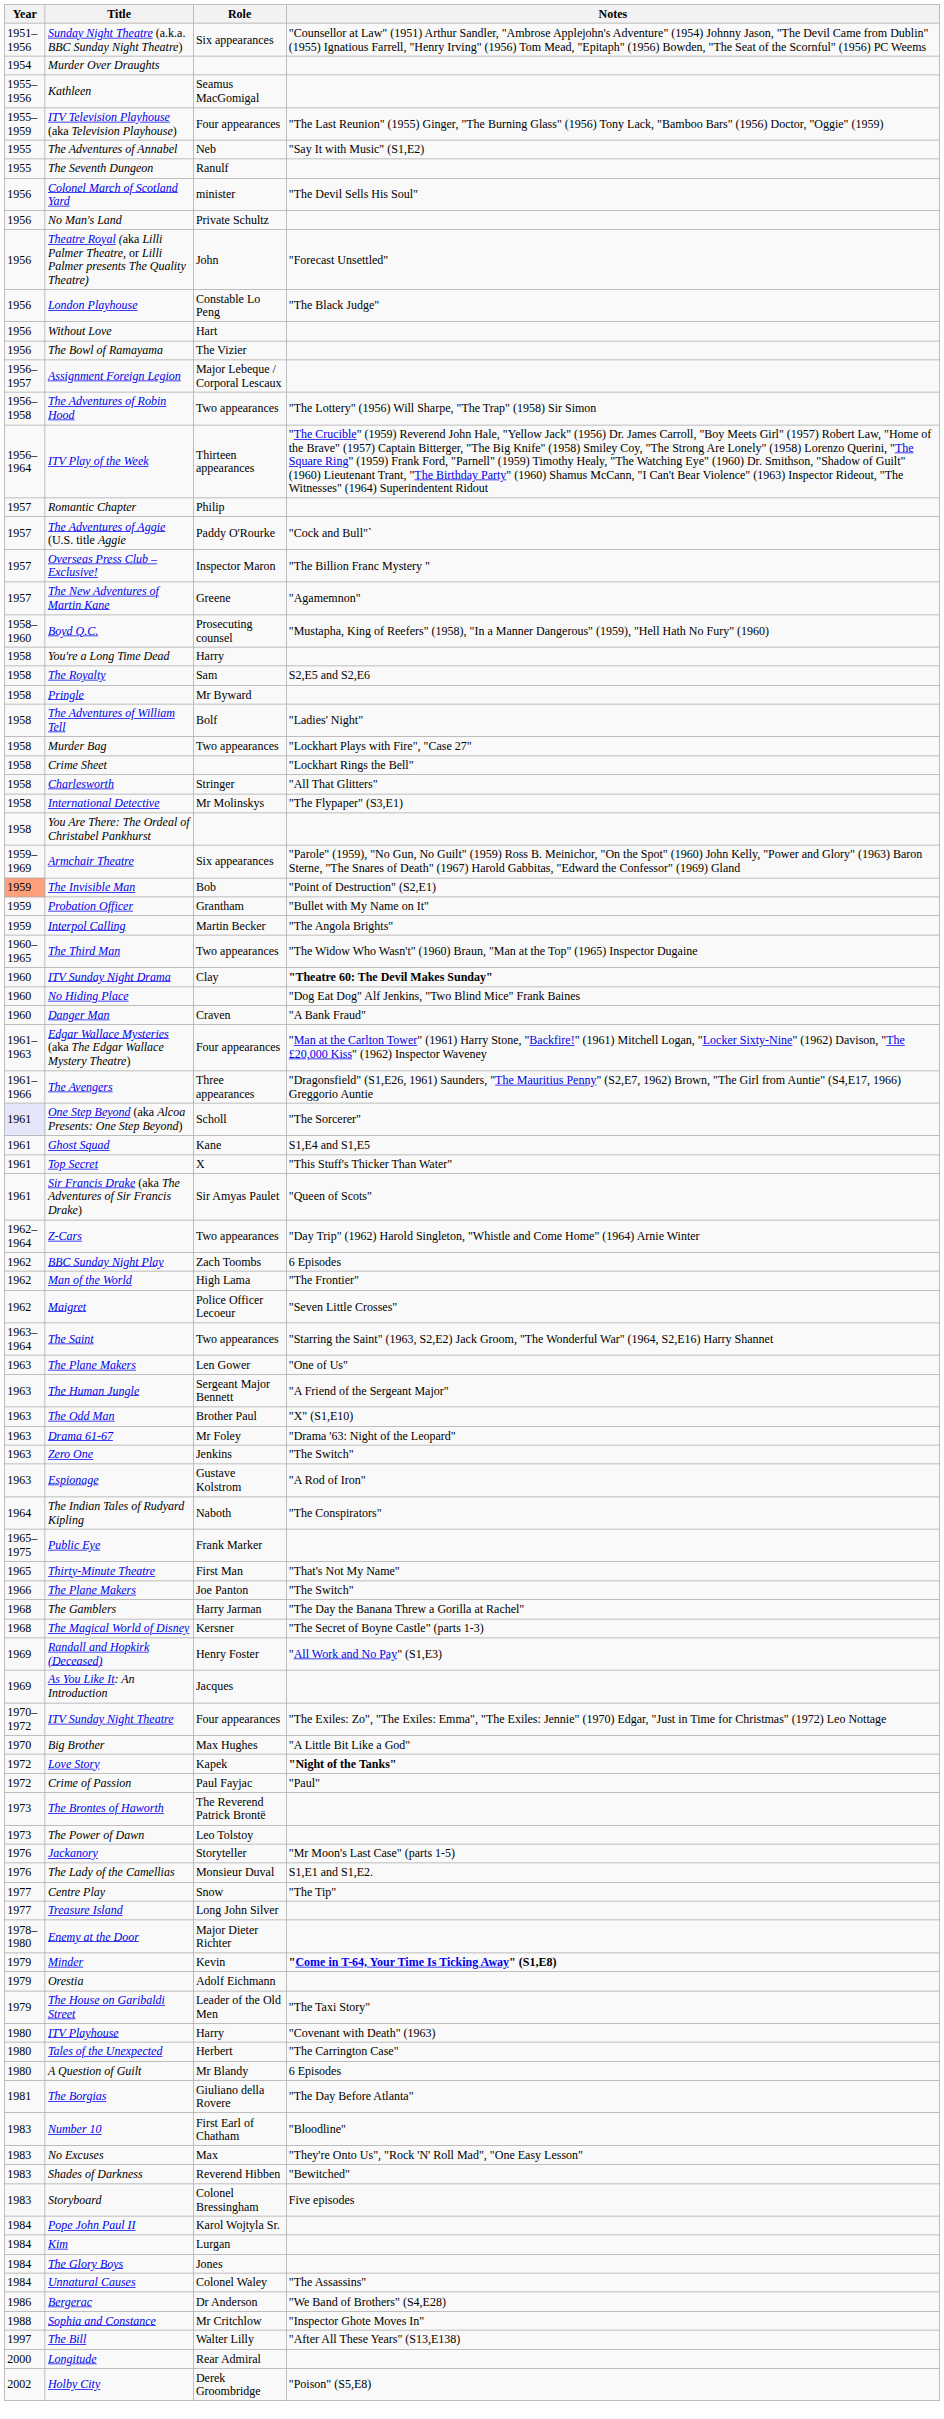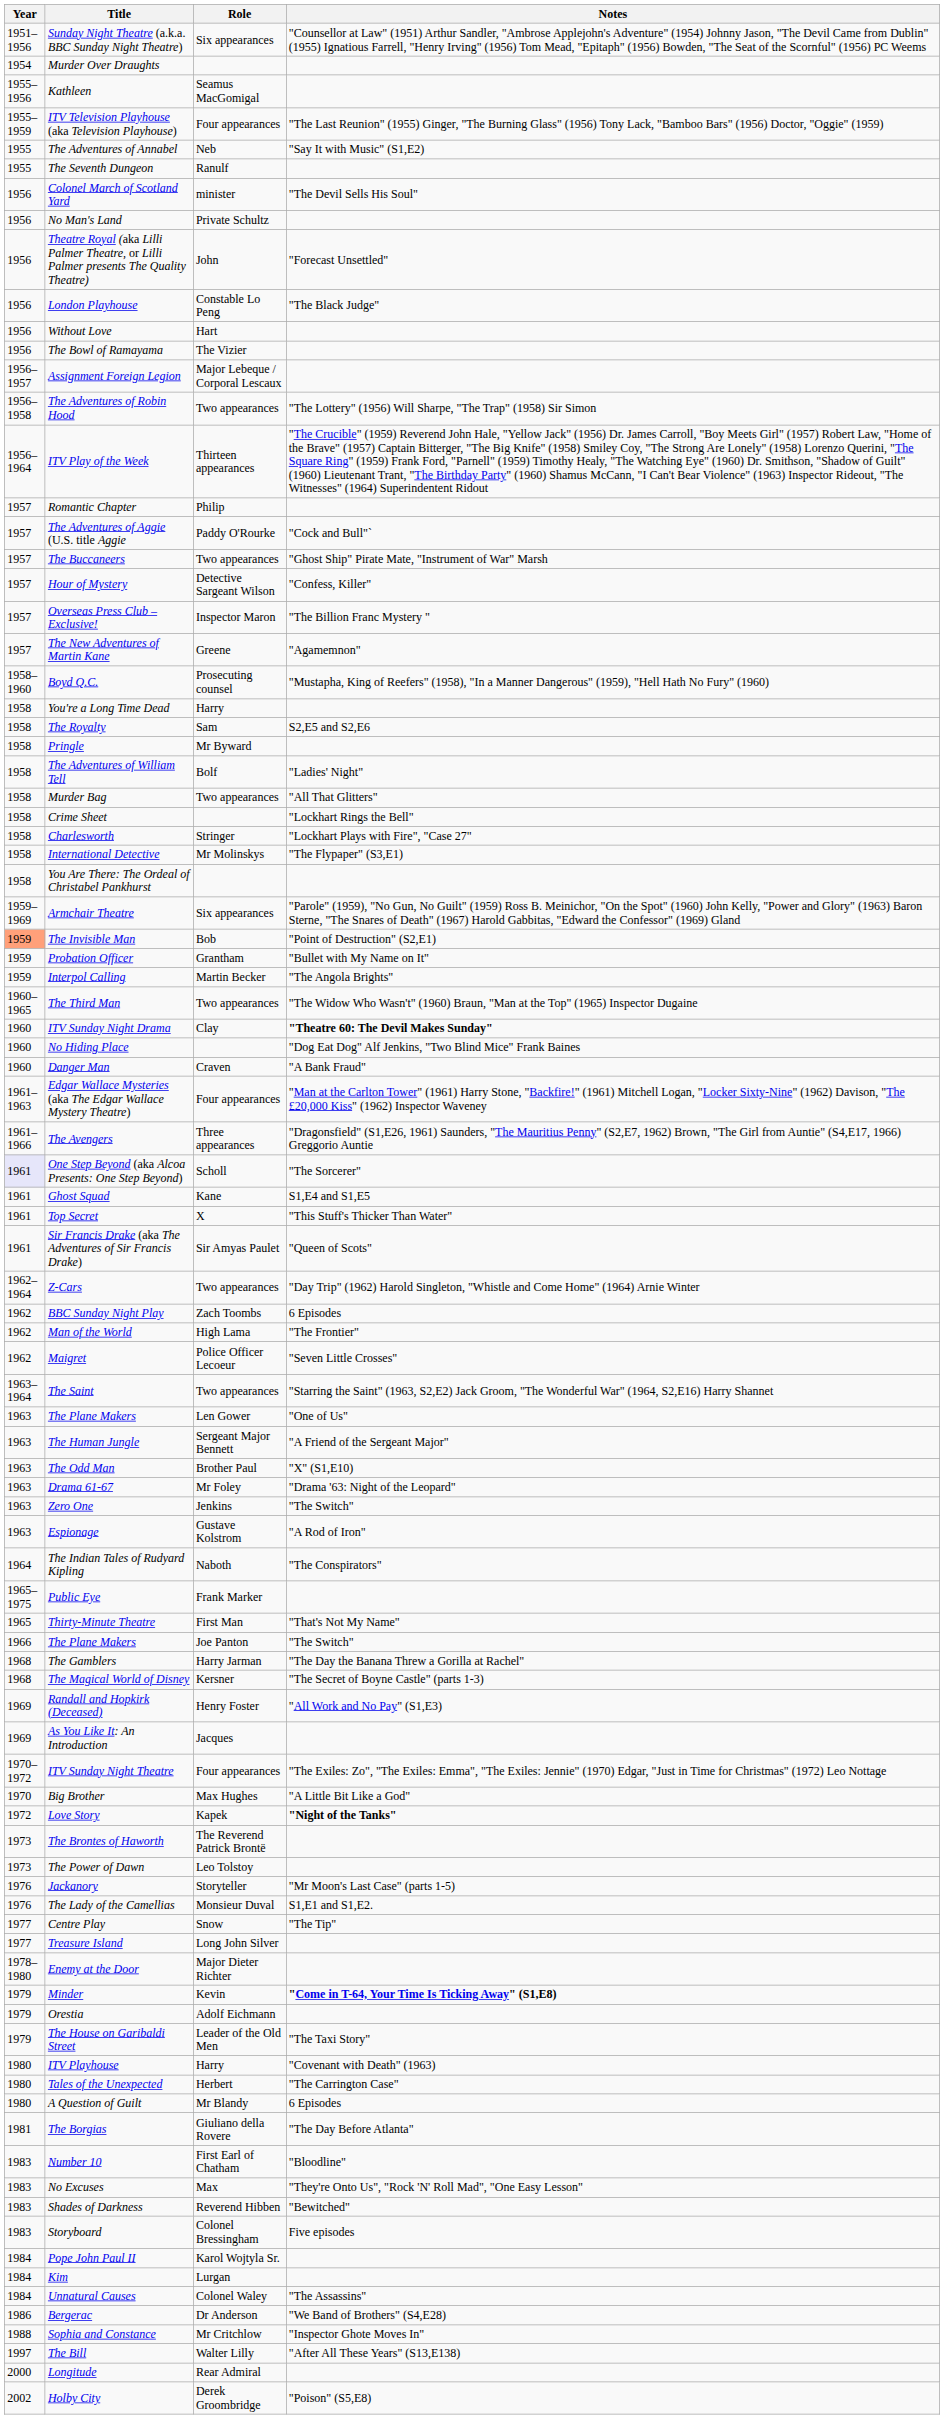+ row: (86, 559)
+ row: (88, 584)
(380, 746) "Lockhart Plays with Fire", "Case 27" -> (333, 797) "All That Glitters"
(333, 784) "All That Glitters" -> (380, 835) "Lockhart Plays with Fire", "Case 27"
- row: (90, 1783)
- row: (86, 2263)
